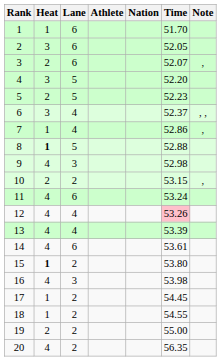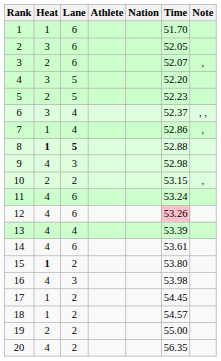(74, 146) normal -> (74, 146) bold
(74, 213) 4 -> (74, 213) 6
(176, 314) 54.55 -> (176, 314) 54.57
